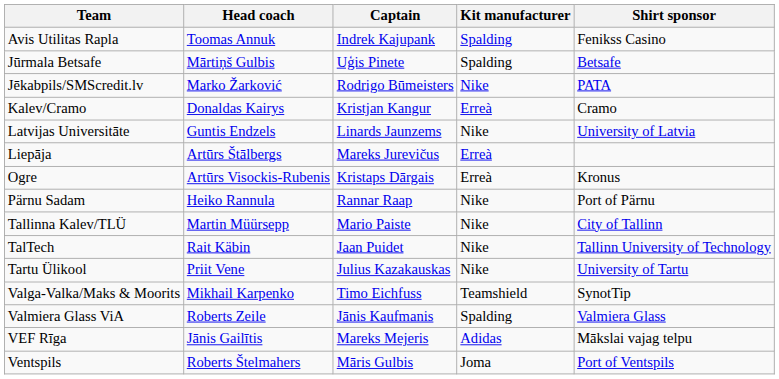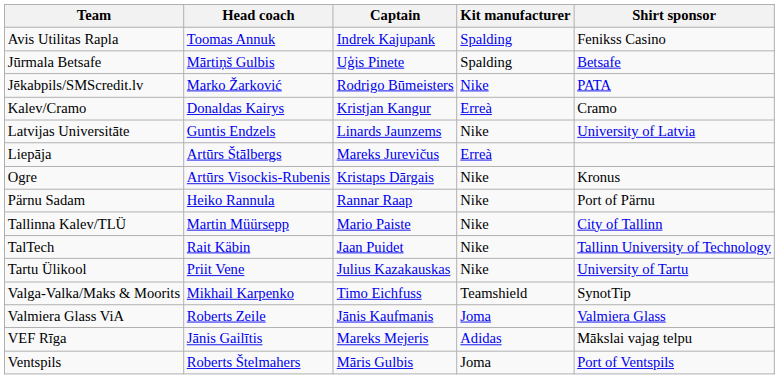(476, 177) Erreà -> (474, 177) Nike
(486, 316) Spalding -> (476, 316) Joma
